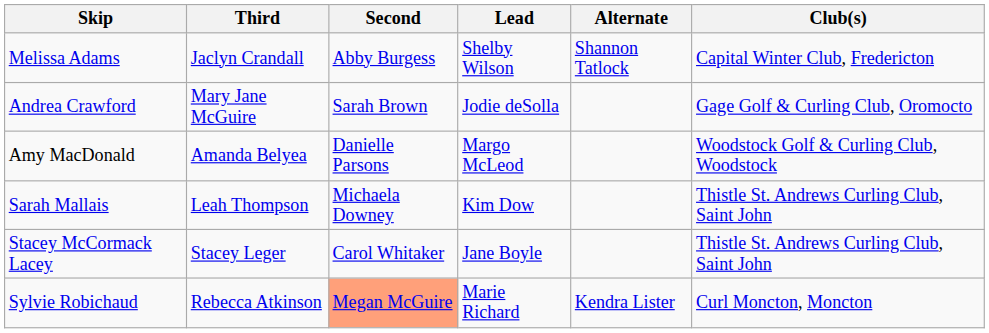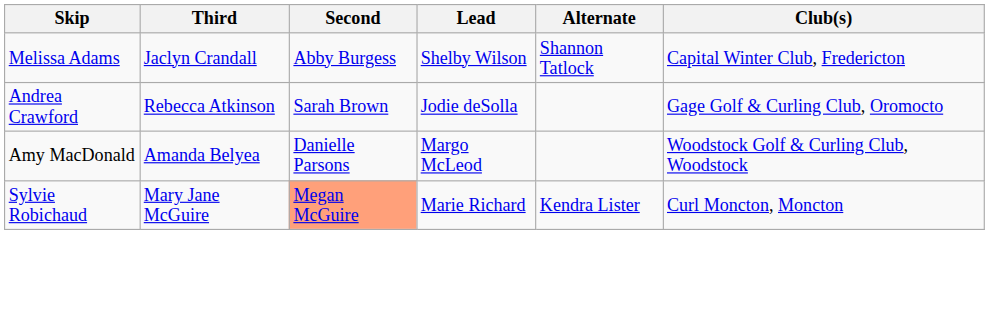(229, 106) Mary Jane McGuire -> (209, 106) Rebecca Atkinson
- row: (59, 204)
- row: (80, 253)
(256, 302) Rebecca Atkinson -> (182, 204) Mary Jane McGuire
